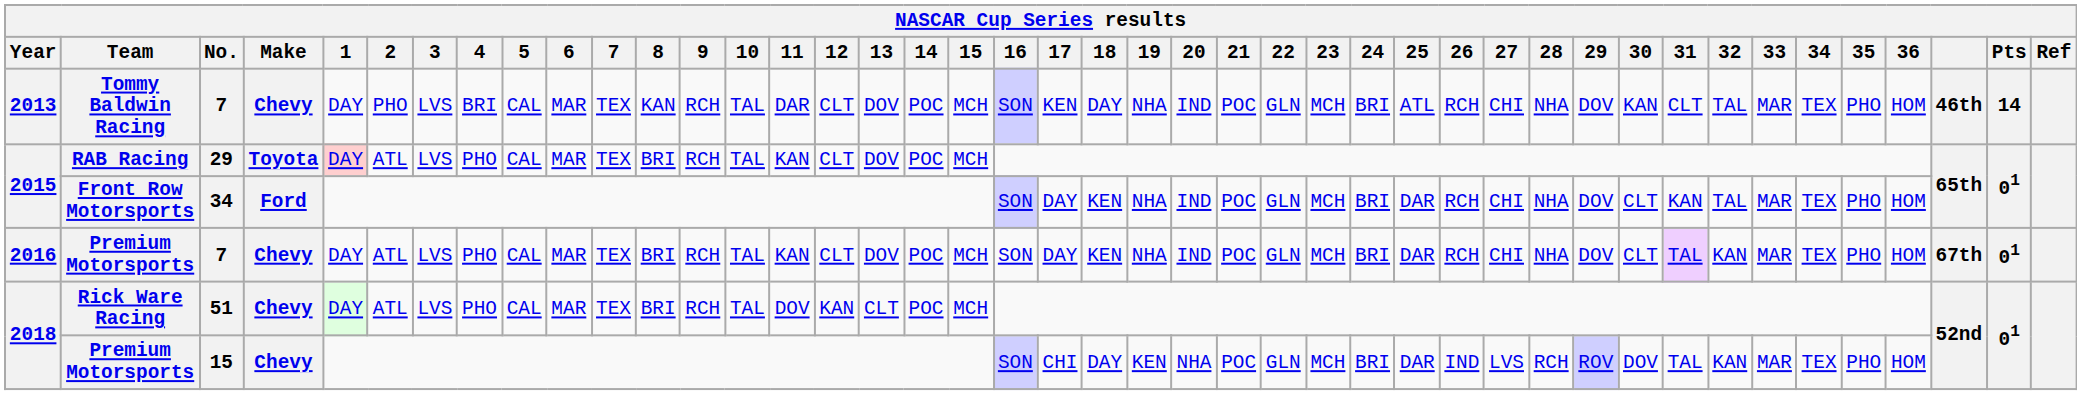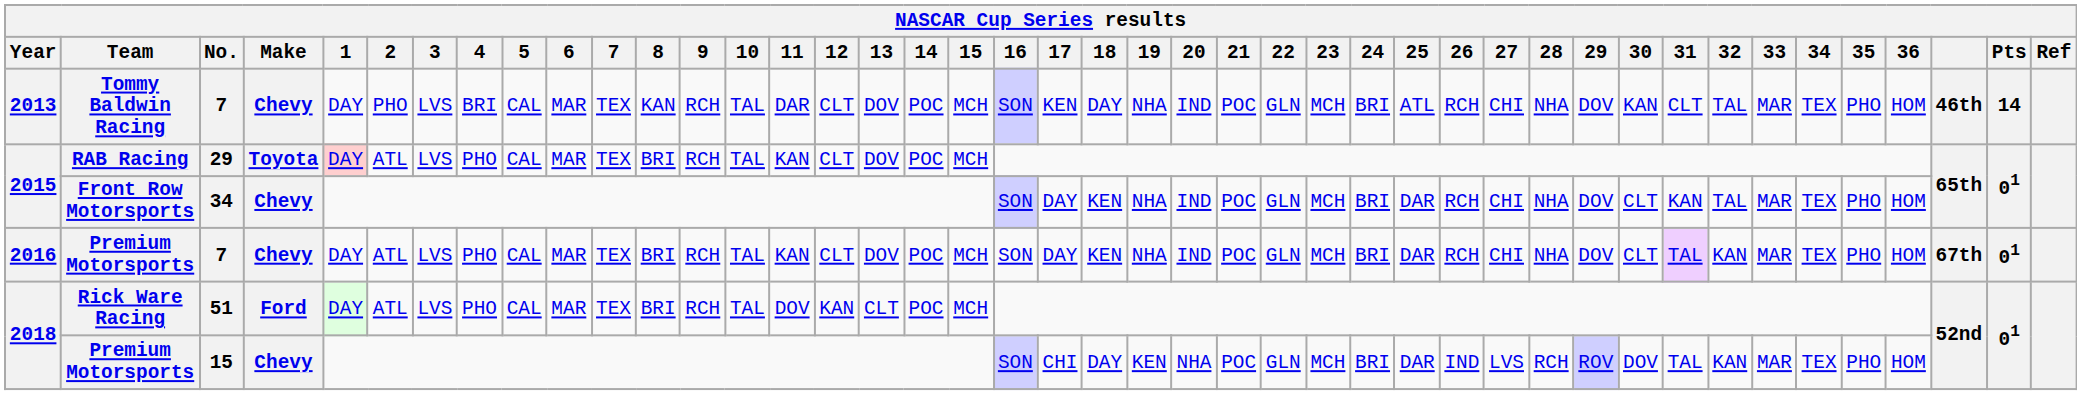(283, 202) Ford -> (283, 202) Chevy
(283, 309) Chevy -> (283, 309) Ford
